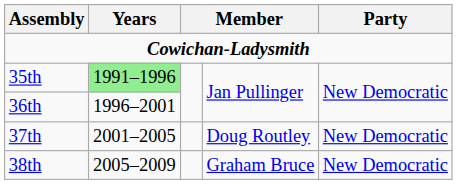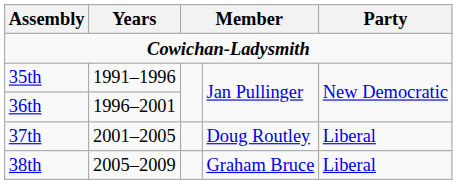(134, 77) lightgreen background -> (134, 77) no background
(385, 135) New Democratic -> (349, 135) Liberal
(385, 164) New Democratic -> (349, 164) Liberal
